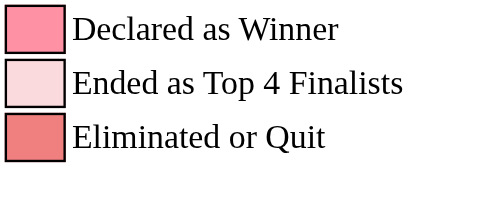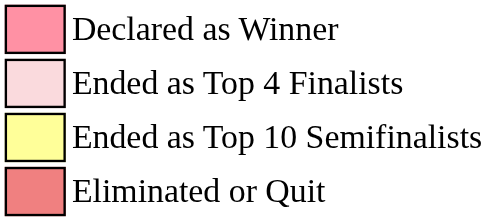+ row: (277, 136)
